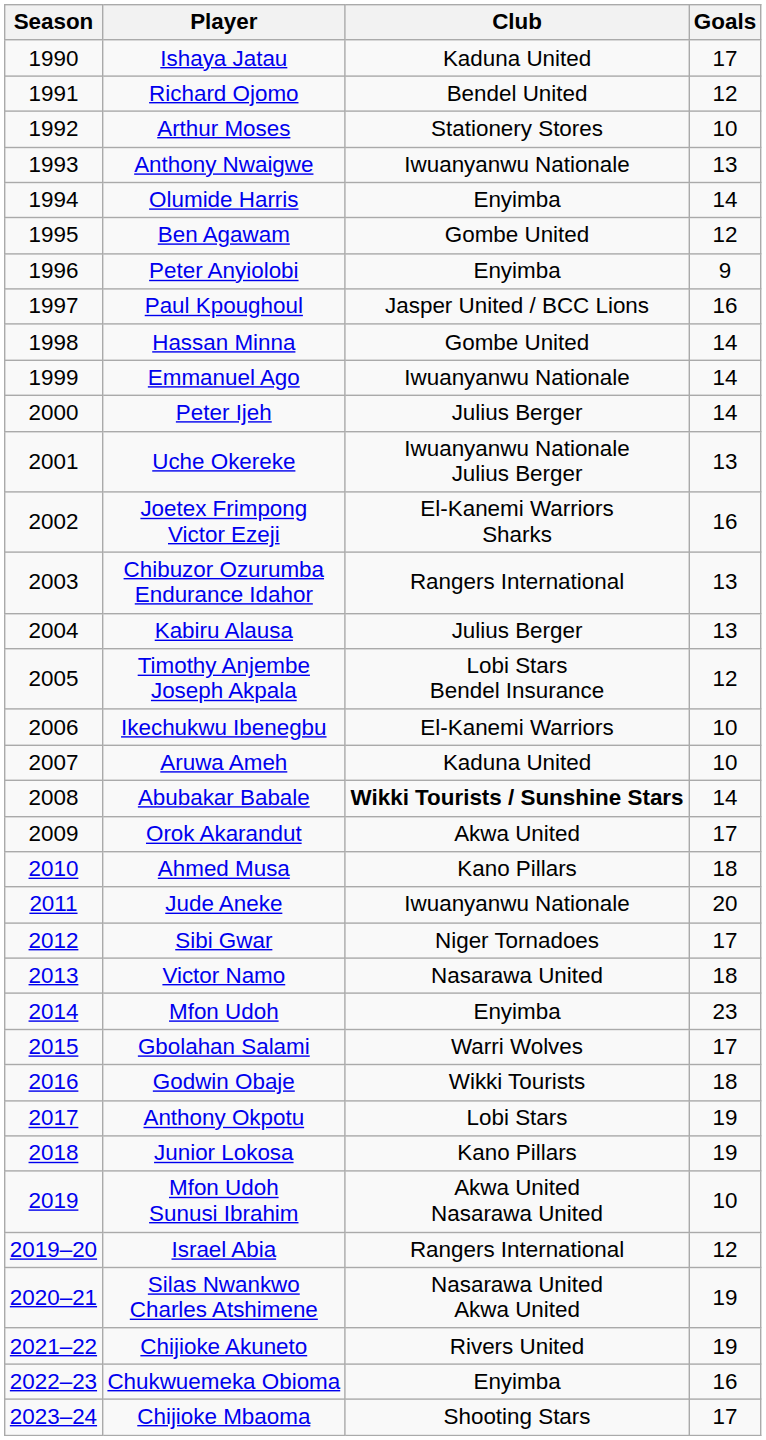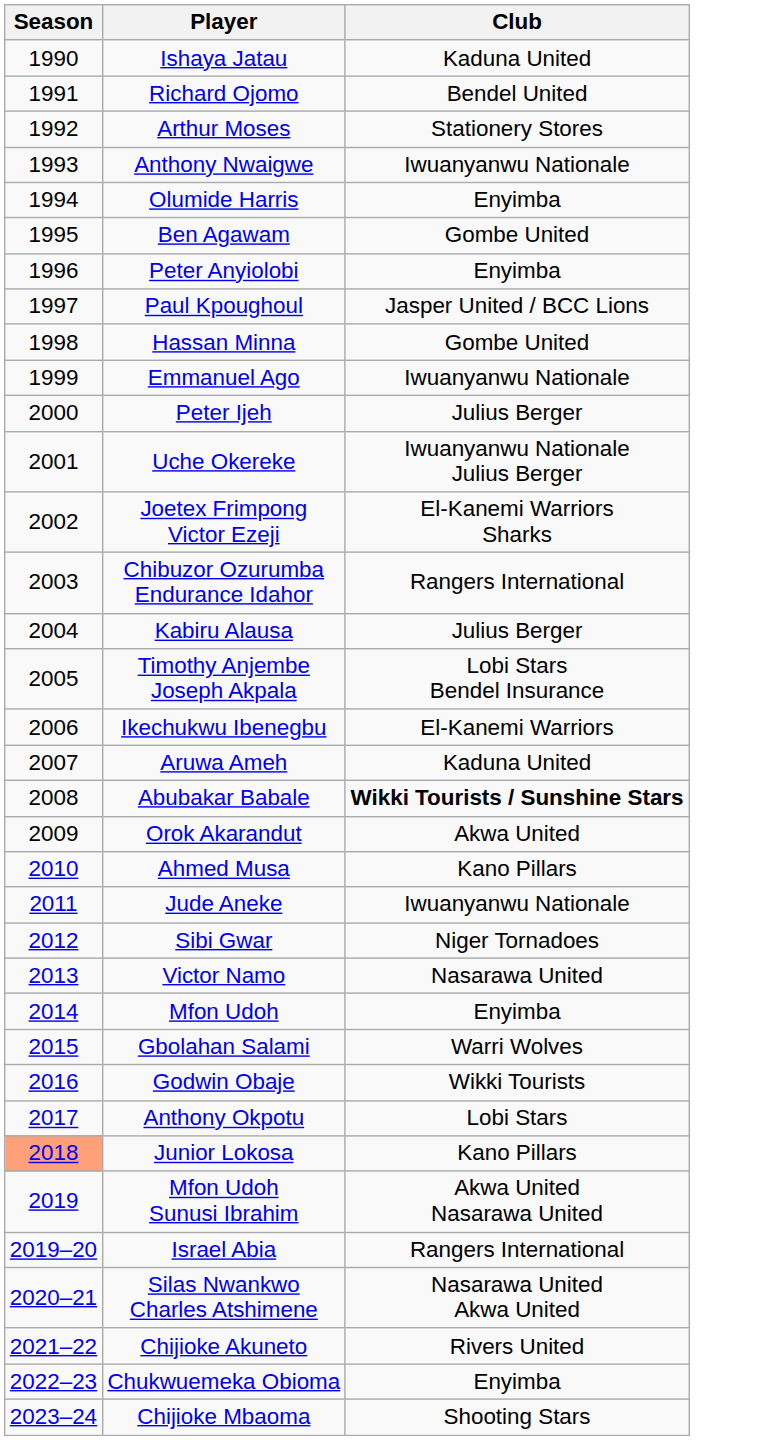- column: (725, 22)
(53, 1153) no background -> (53, 1153) lightsalmon background
